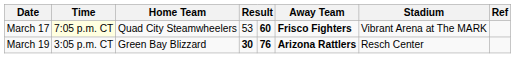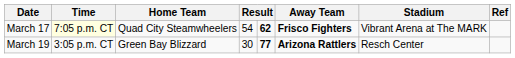(247, 28) 53 -> (247, 28) 54
(265, 28) 60 -> (265, 28) 62
(247, 45) bold -> (247, 45) normal
(265, 45) 76 -> (265, 45) 77
